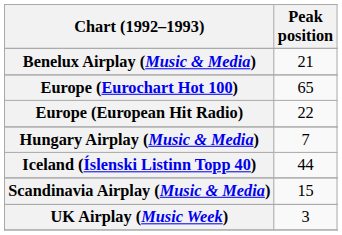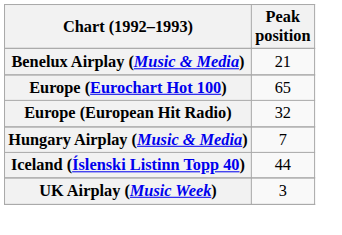(306, 113) 22 -> (283, 113) 32
- row: (139, 191)
